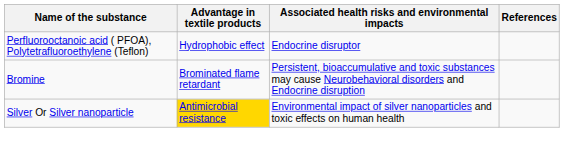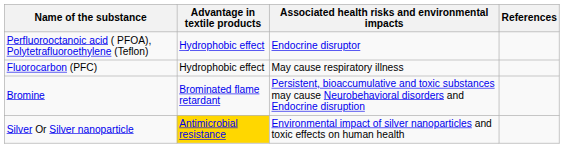+ row: (52, 68)
